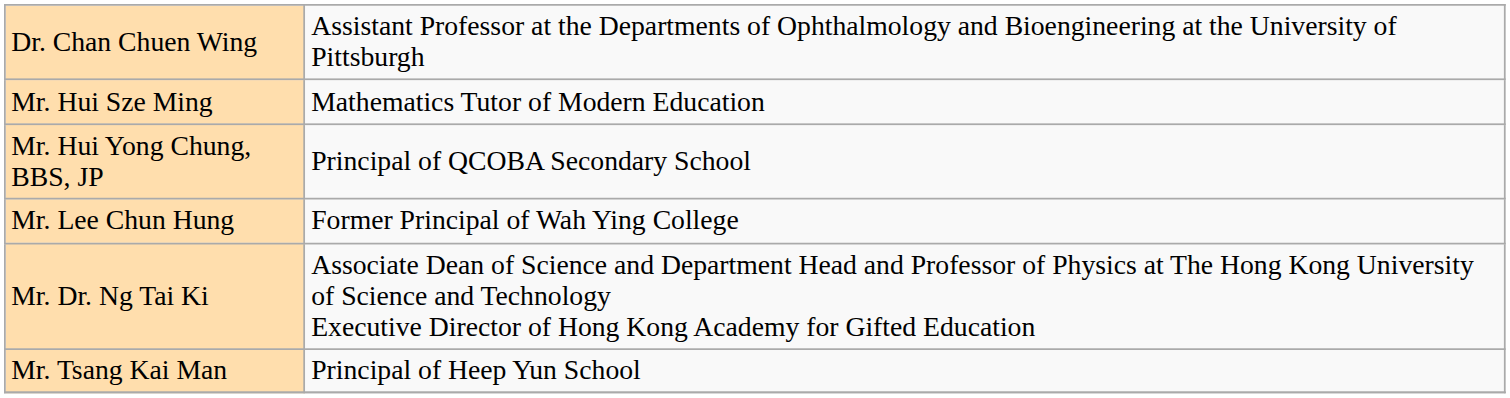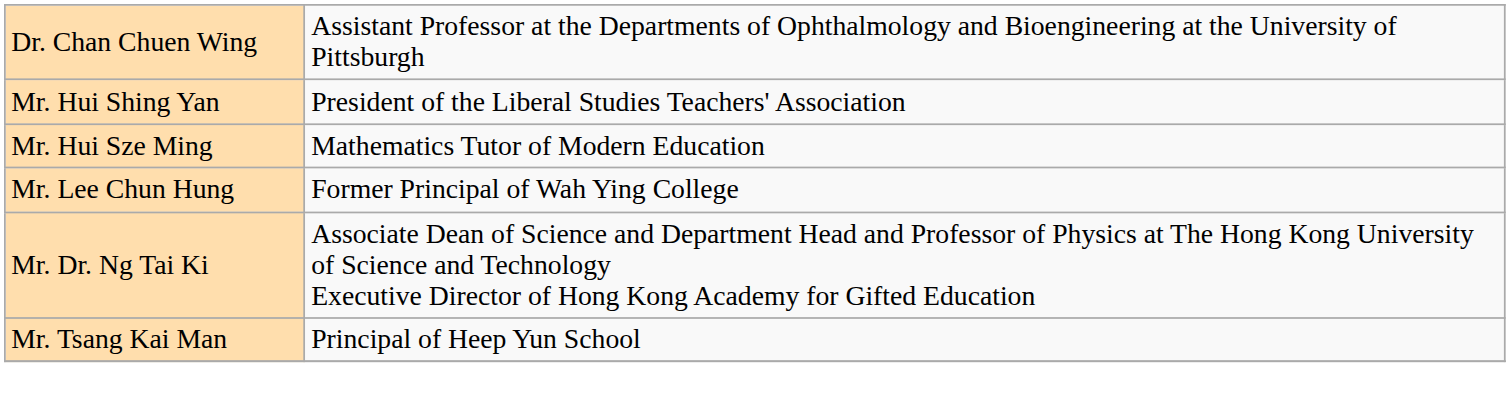+ row: (115, 101)
- row: (131, 160)
